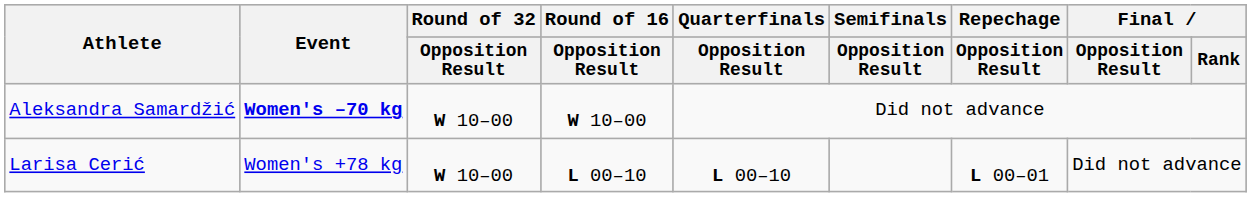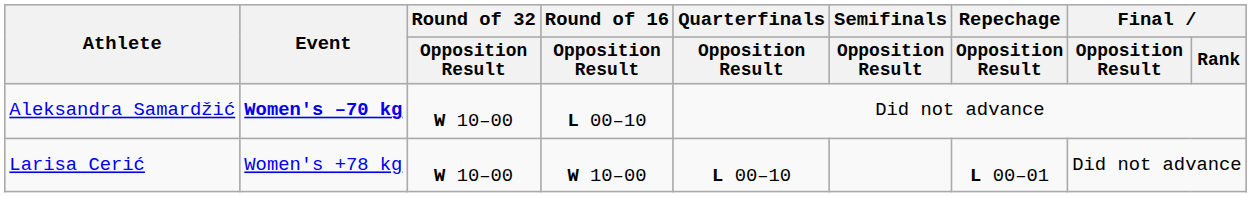(607, 122) W 10–00 -> (607, 122) L 00–10
(607, 176) L 00–10 -> (607, 176) W 10–00
